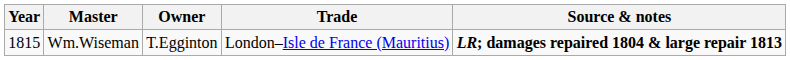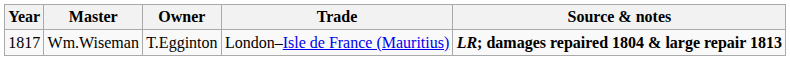(24, 42) 1815 -> (24, 42) 1817
